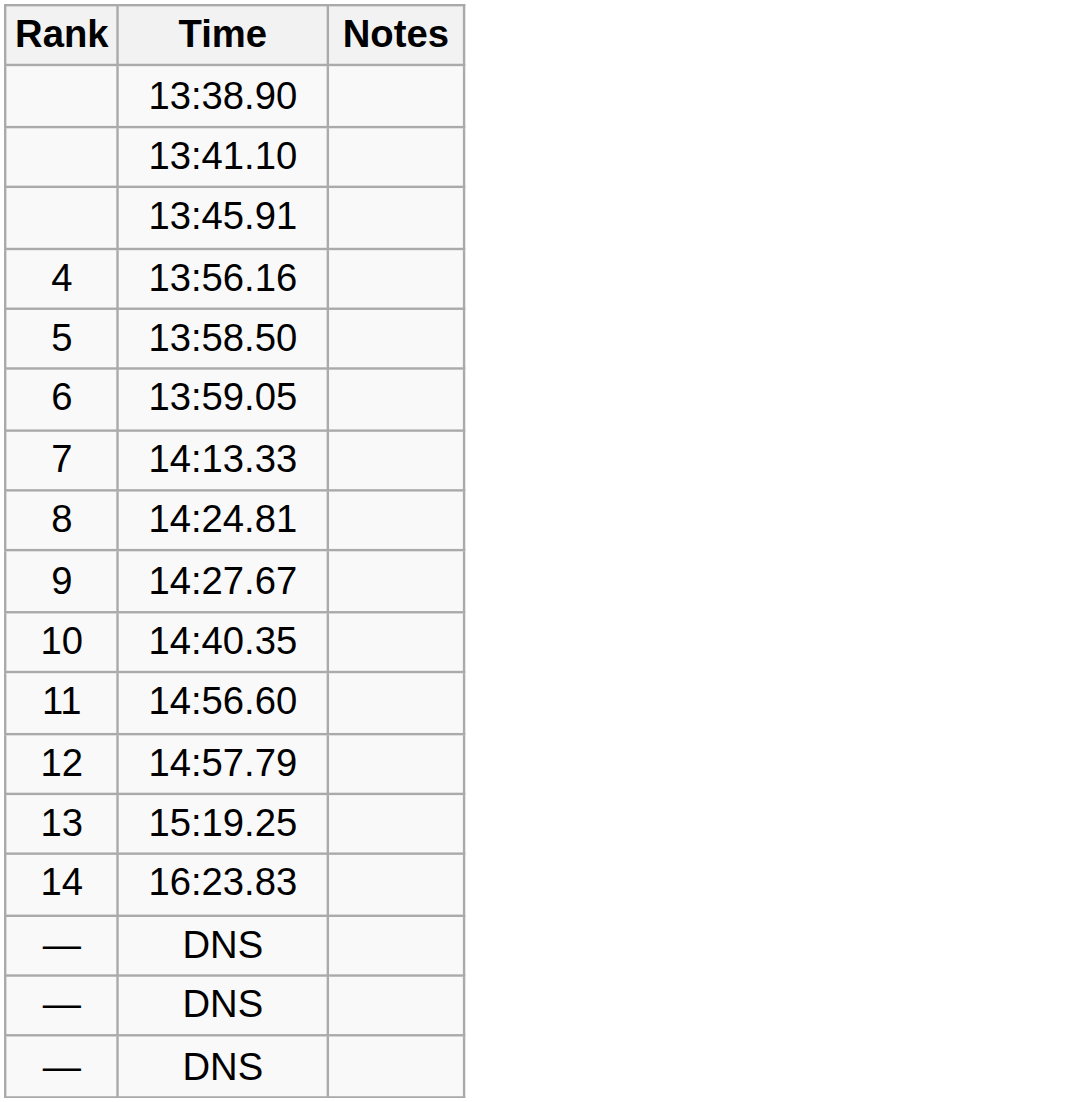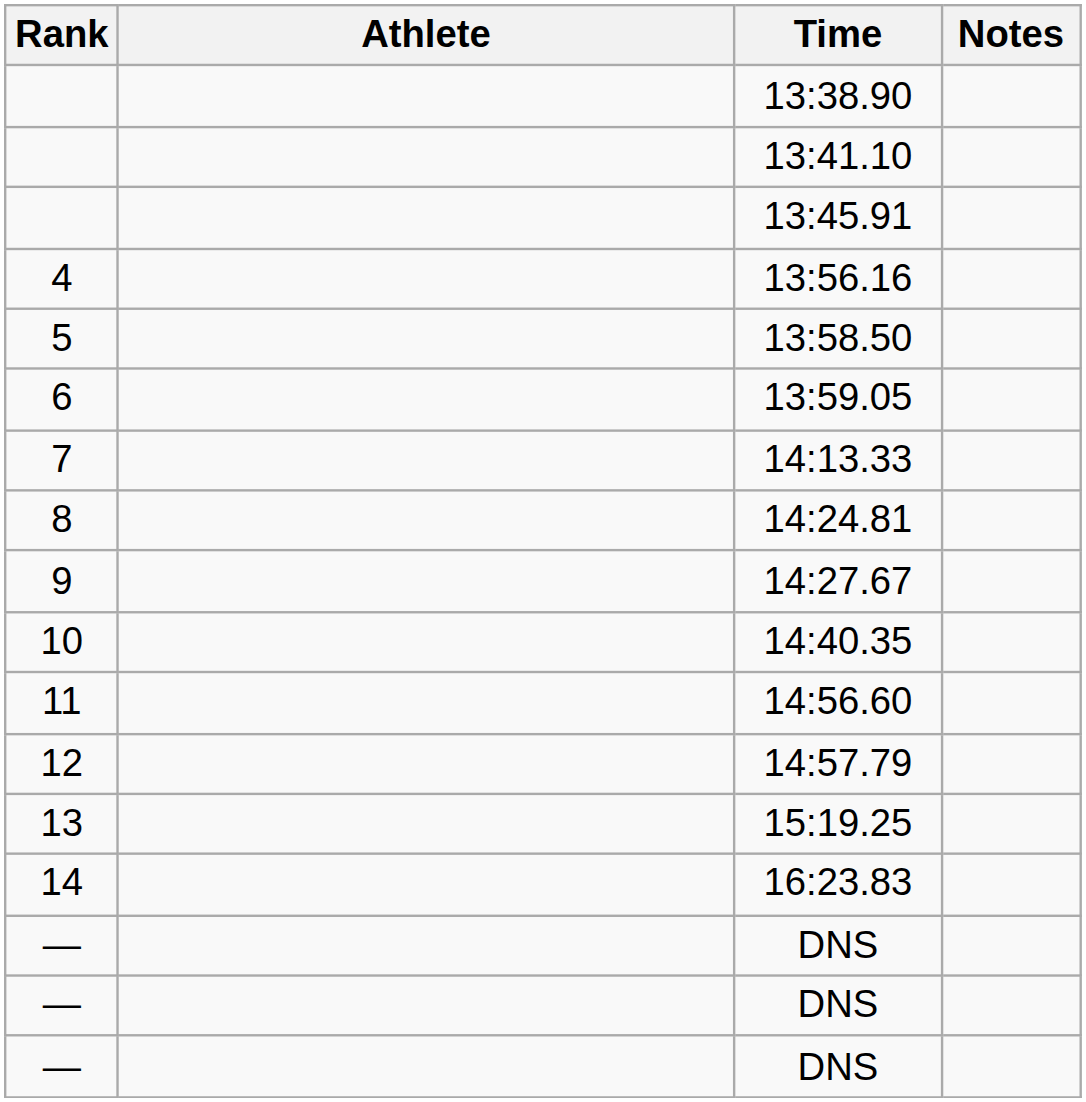+ column: (426, 34)
